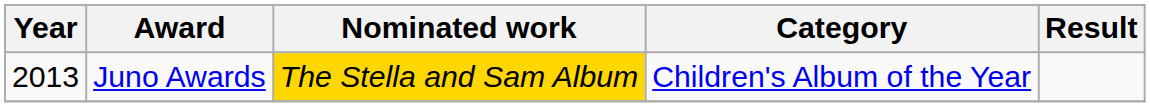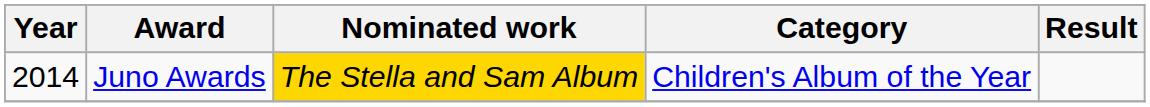(46, 76) 2013 -> (46, 76) 2014
